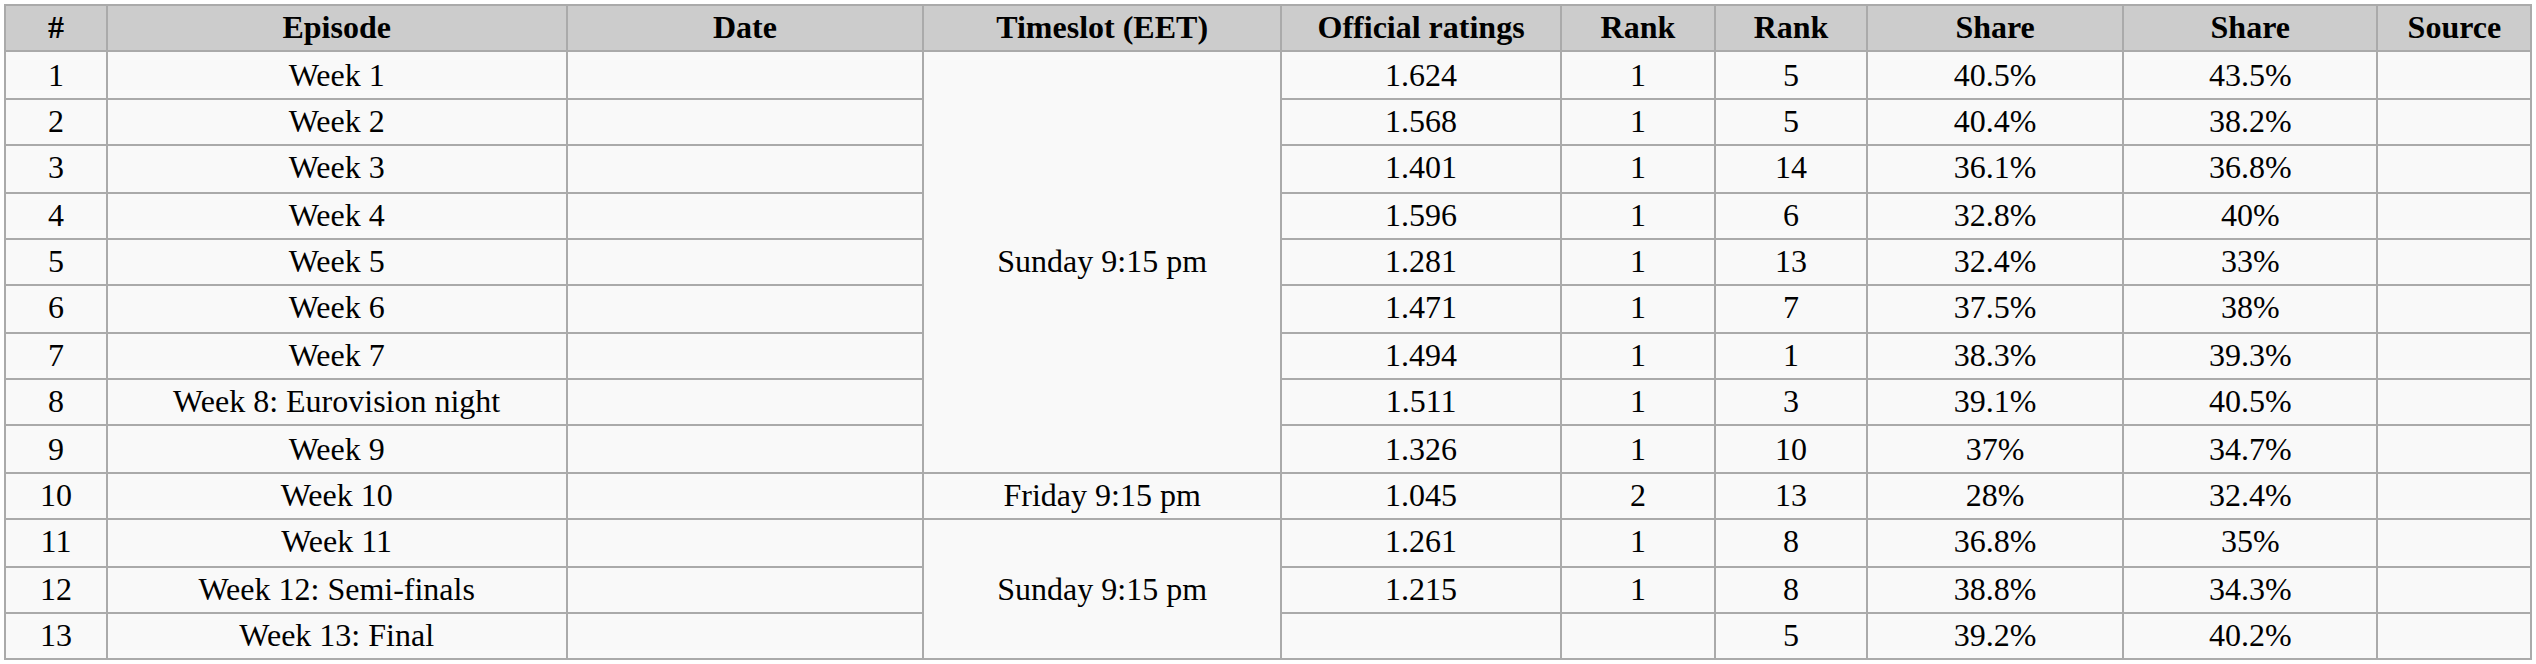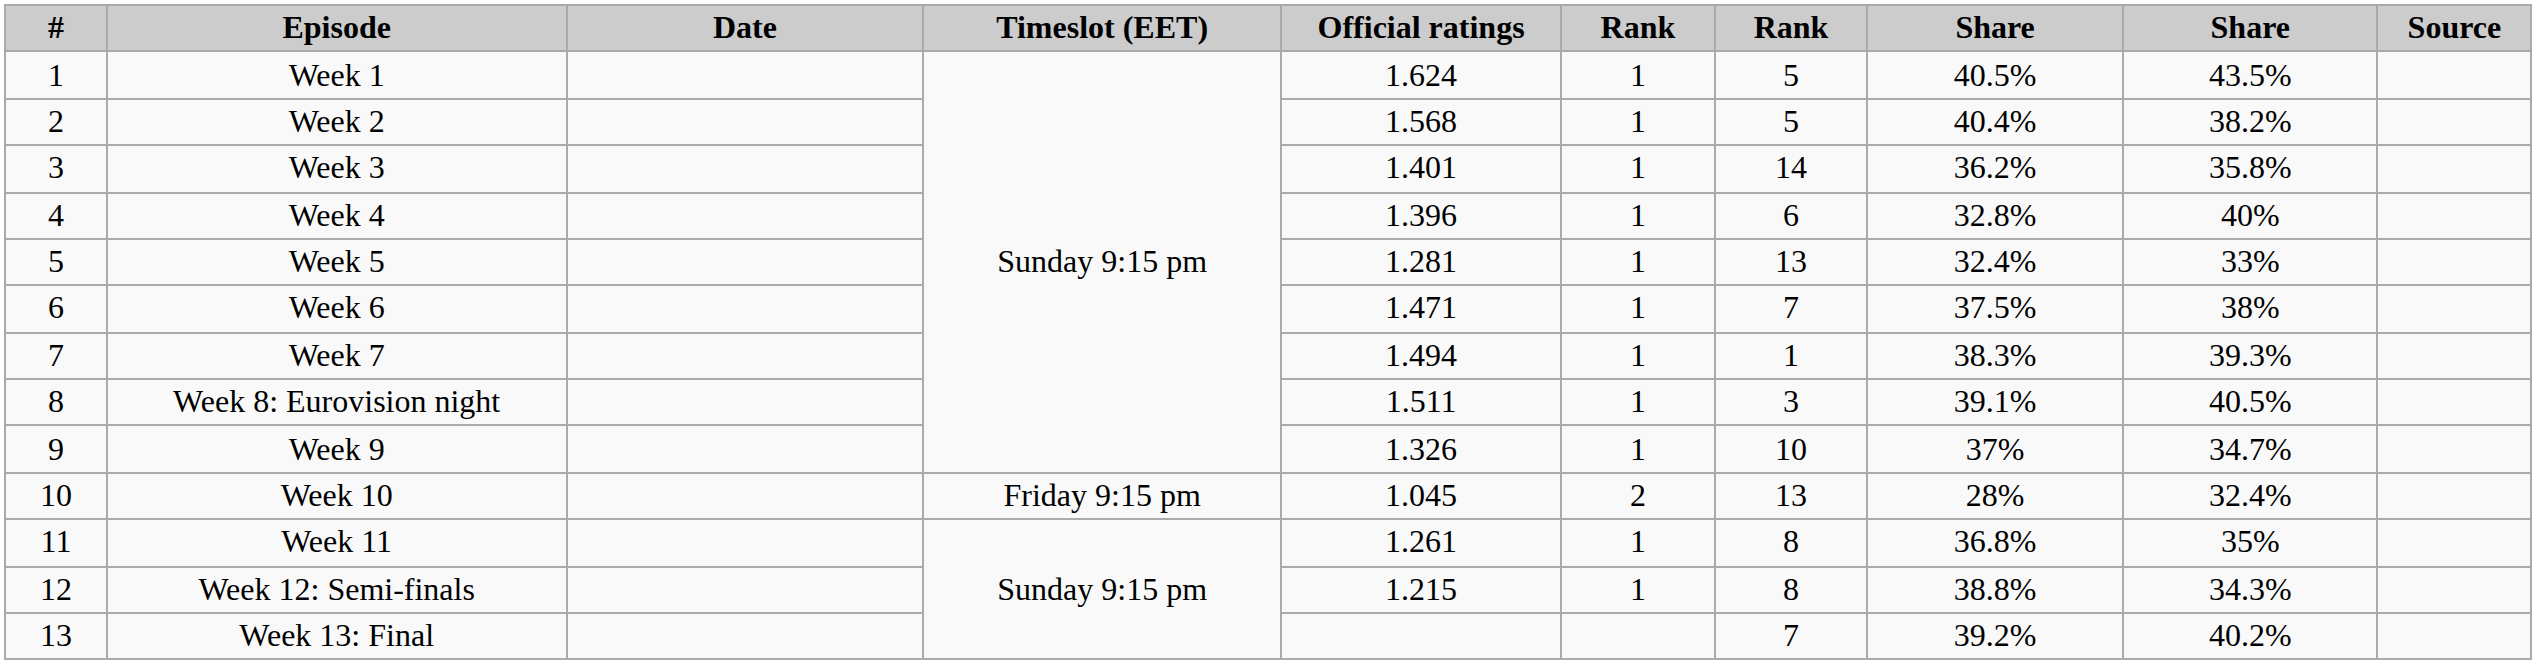(1995, 168) 36.1% -> (1995, 168) 36.2%
(2250, 168) 36.8% -> (2250, 168) 35.8%
(1421, 214) 1.596 -> (1421, 214) 1.396
(1791, 635) 5 -> (1791, 635) 7
